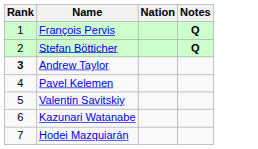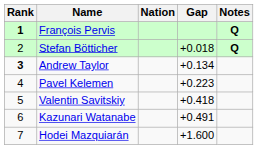+ column: (197, 13)
(20, 30) normal -> (20, 30) bold
